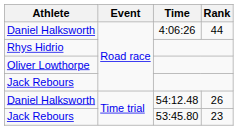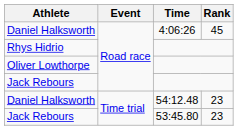(217, 31) 44 -> (217, 31) 45
(217, 100) 26 -> (217, 100) 23
